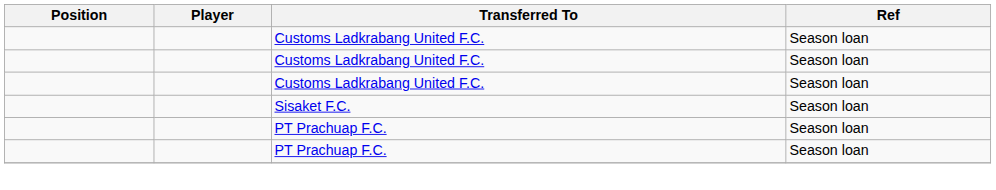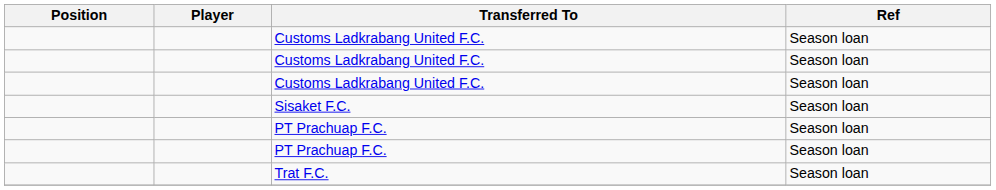+ row: (79, 174)
